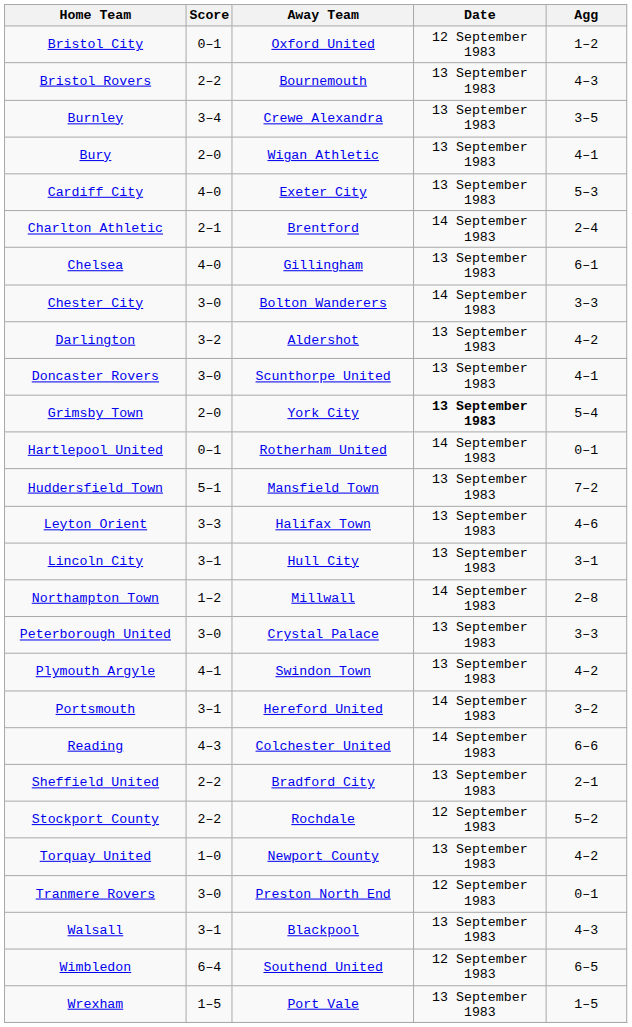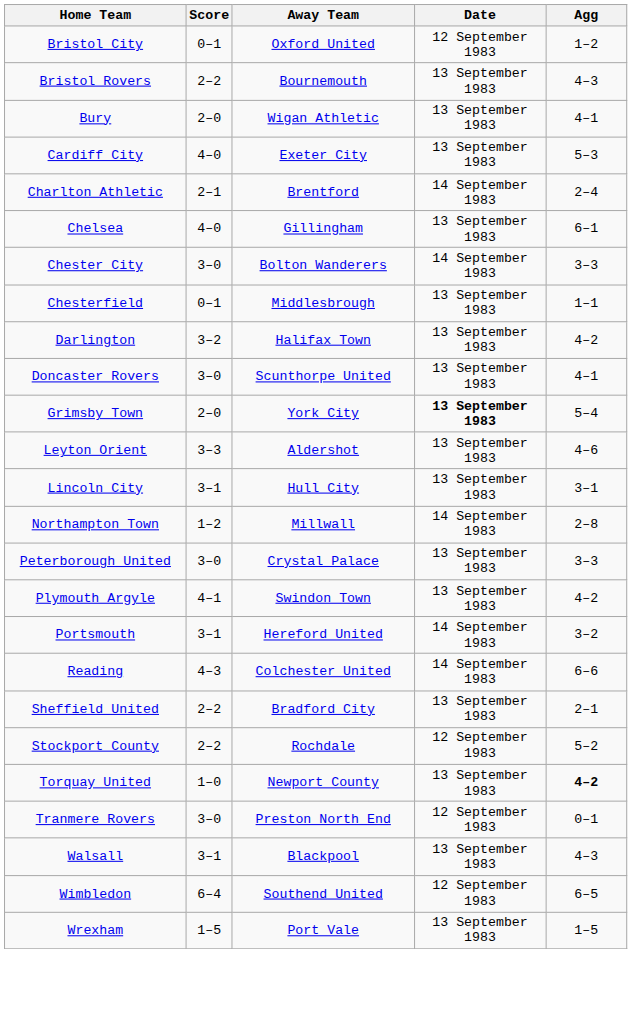- row: (95, 118)
+ row: (95, 303)
(323, 340) Aldershot -> (323, 340) Halifax Town
- row: (95, 451)
- row: (95, 488)
(323, 524) Halifax Town -> (323, 451) Aldershot
(586, 857) normal -> (586, 783) bold
